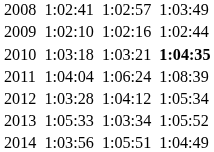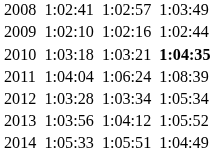(127, 98) 1:04:12 -> (127, 98) 1:03:34
(69, 121) 1:05:33 -> (69, 121) 1:03:56
(127, 121) 1:03:34 -> (127, 121) 1:04:12
(69, 143) 1:03:56 -> (69, 143) 1:05:33
